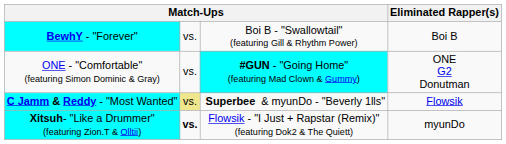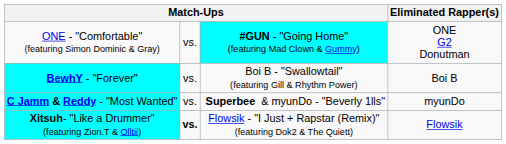rows swapped: (92, 72) <-> (92, 36)
(190, 101) khaki background -> (190, 101) no background
(445, 101) Flowsik -> (444, 101) myunDo
(444, 124) myunDo -> (445, 124) Flowsik
